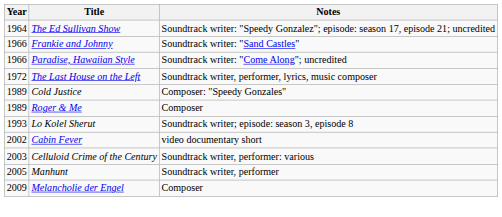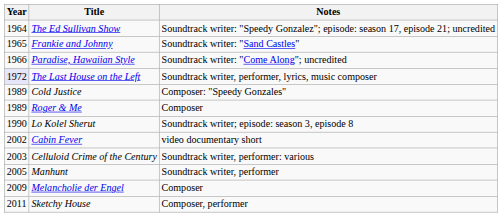(17, 44) 1966 -> (17, 44) 1965
(17, 76) no background -> (17, 76) lavender background
(17, 124) 1993 -> (17, 124) 1990
+ row: (61, 204)
